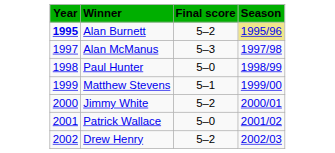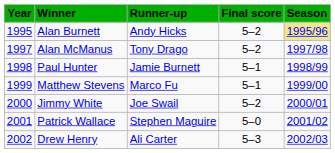+ column: (158, 13)
(65, 31) bold -> (19, 31) normal
(206, 49) 5–3 -> (251, 49) 5–2
(206, 67) 5–0 -> (251, 67) 5–1
(206, 139) 5–2 -> (251, 139) 5–3
